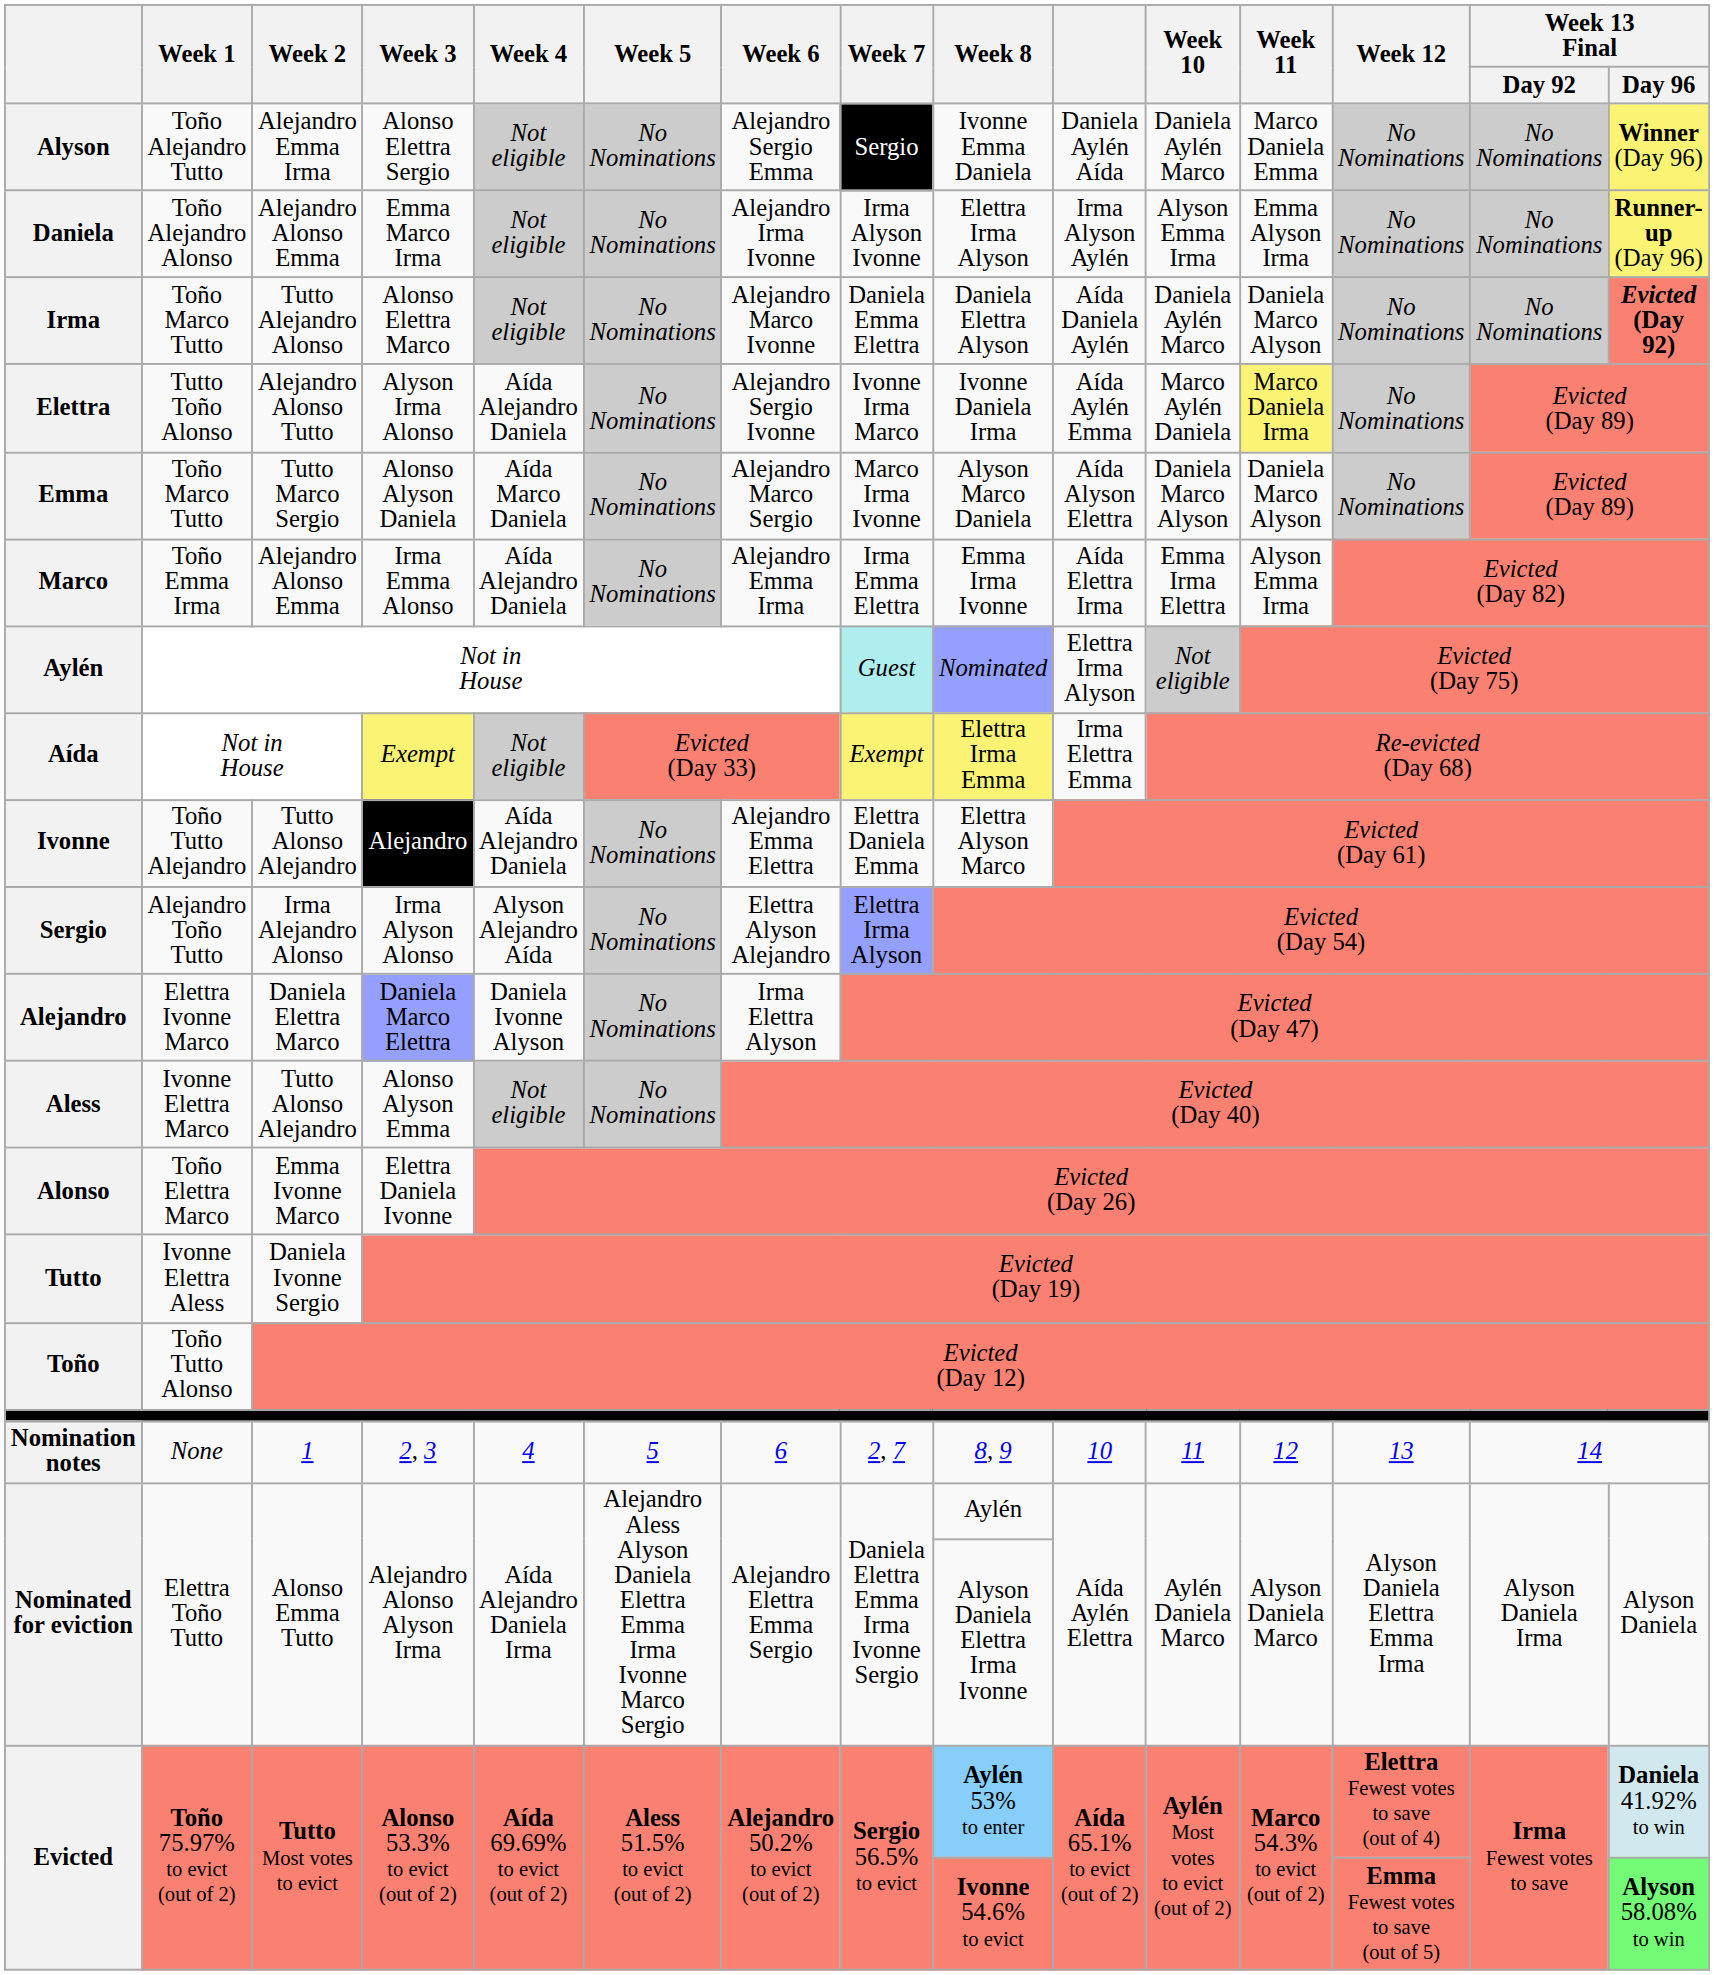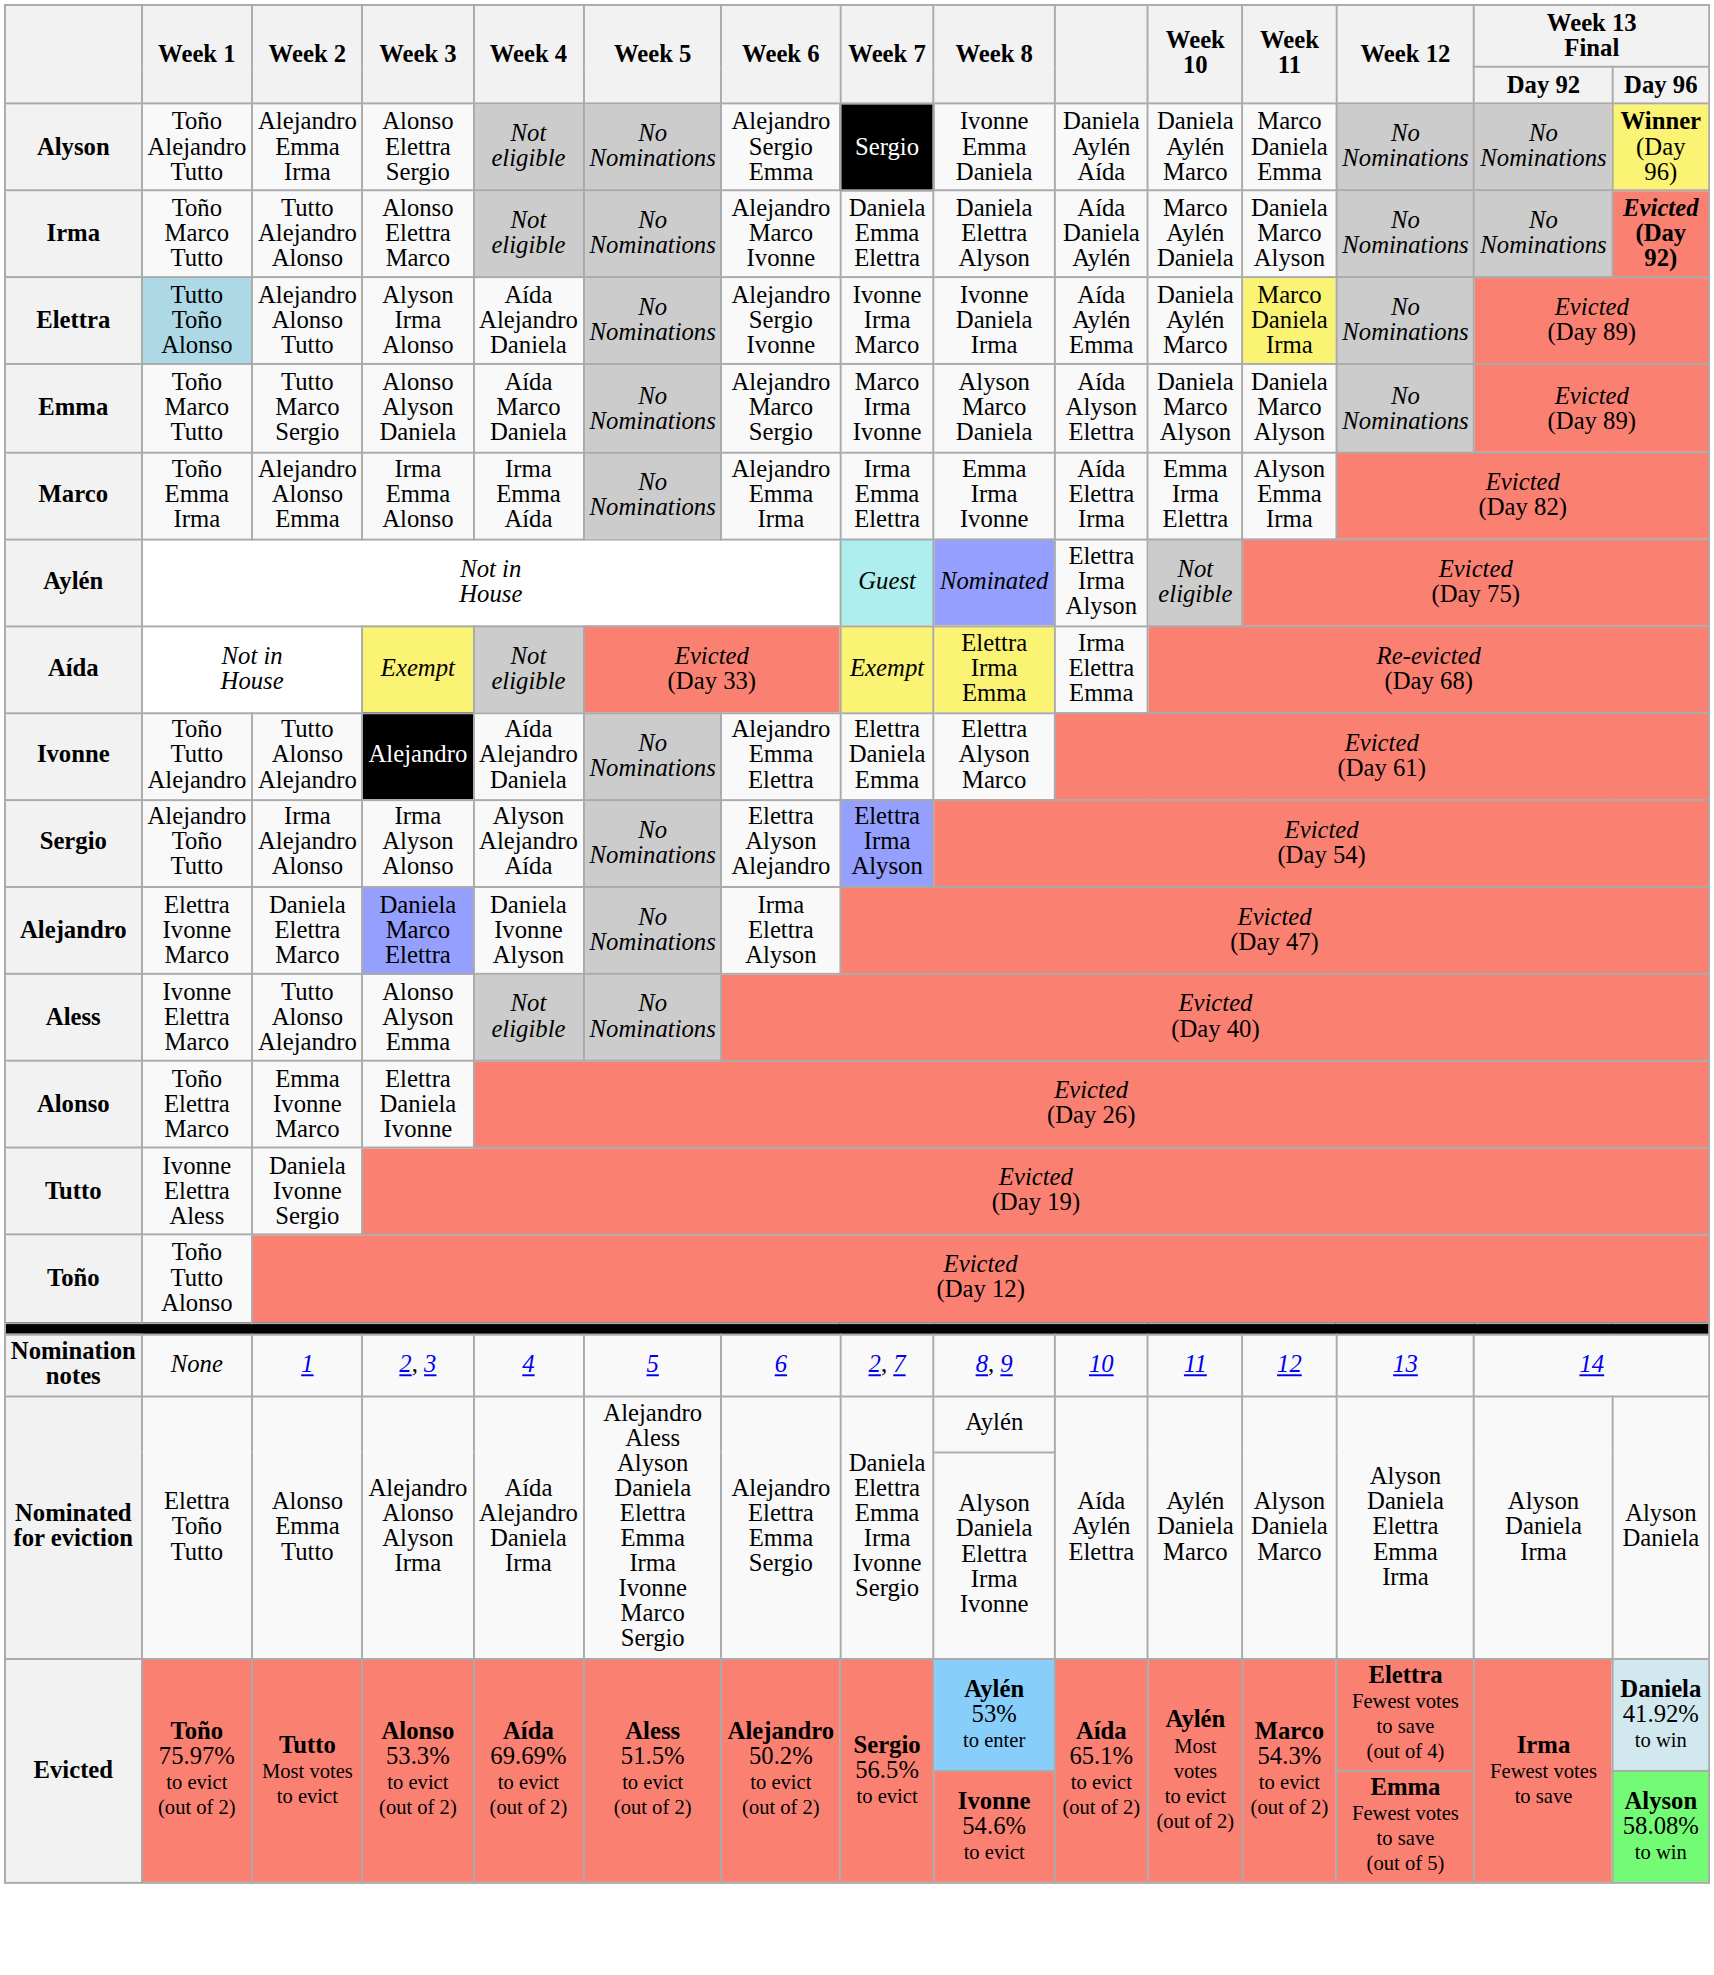- row: (73, 233)
(1193, 320) Daniela Aylén Marco -> (1195, 233) Marco Aylén Daniela
(197, 407) no background -> (197, 320) lightblue background
(1193, 407) Marco Aylén Daniela -> (1195, 320) Daniela Aylén Marco
(528, 581) Aída Alejandro Daniela -> (528, 494) Irma Emma Aída
